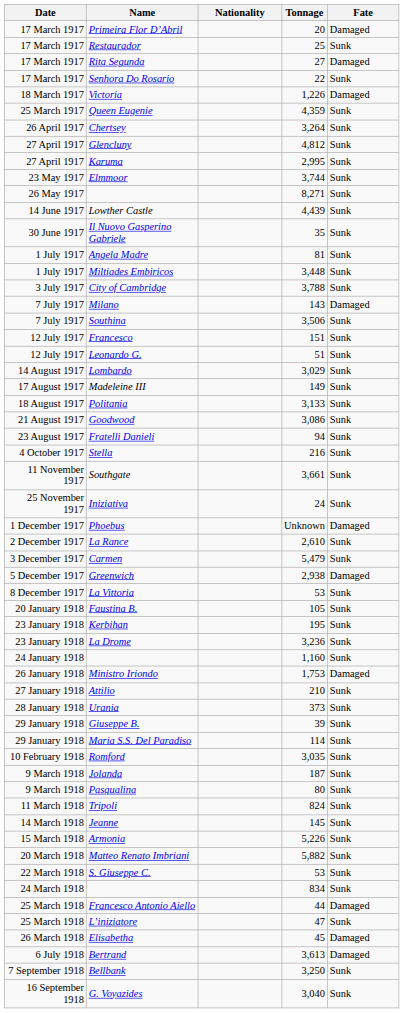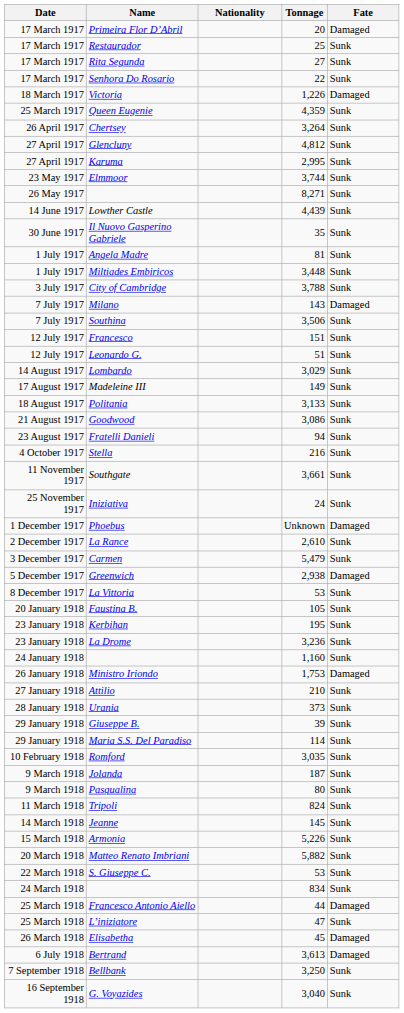(350, 62) Damaged -> (340, 62) Sunk
